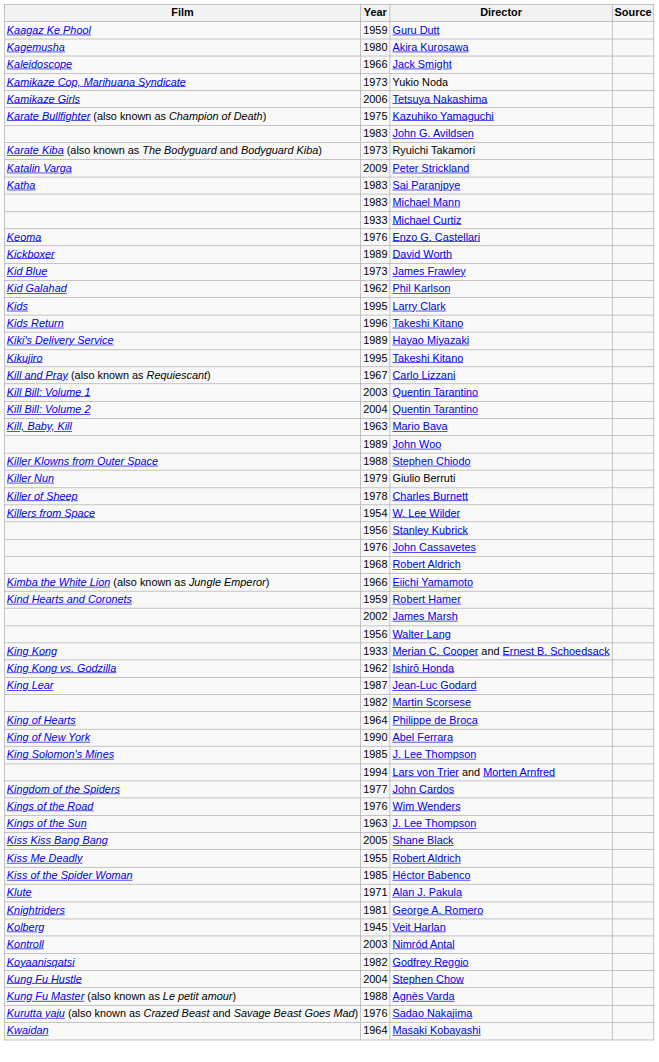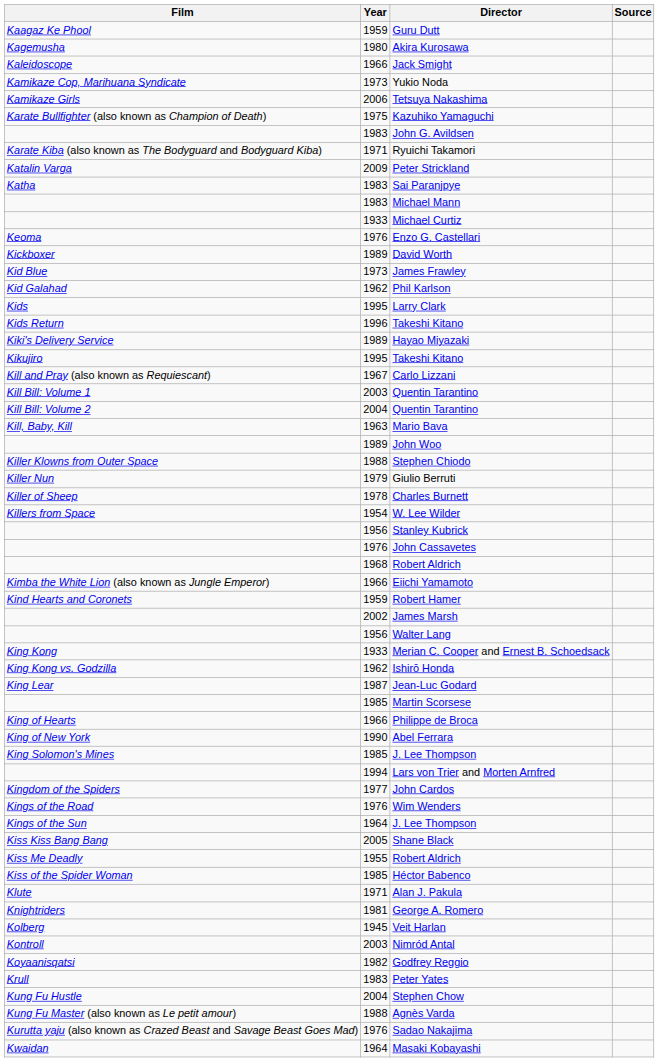(375, 151) 1973 -> (375, 151) 1971
(375, 703) 1982 -> (375, 703) 1985
(375, 720) 1964 -> (375, 720) 1966
(375, 824) 1963 -> (375, 824) 1964
+ row: (18, 979)
